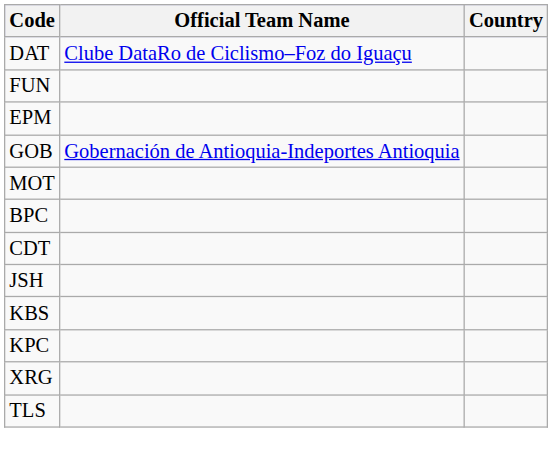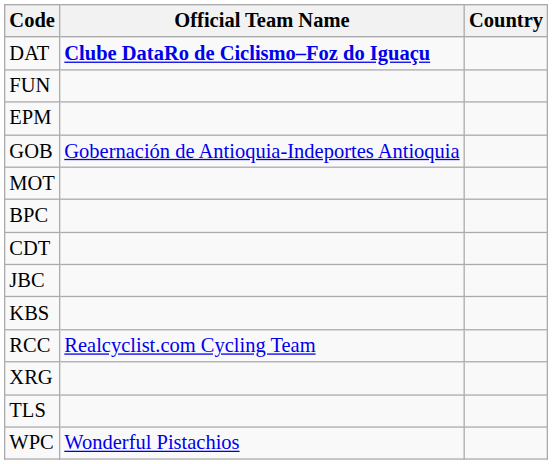(238, 53) normal -> (247, 53) bold
- row: (26, 280)
+ row: (27, 280)
- row: (29, 345)
+ row: (30, 345)
+ row: (32, 442)
